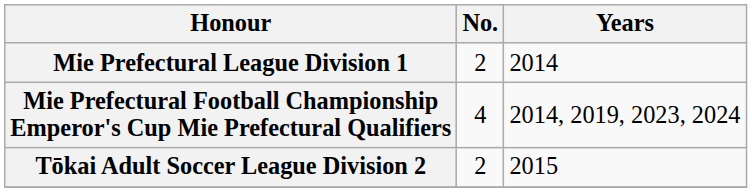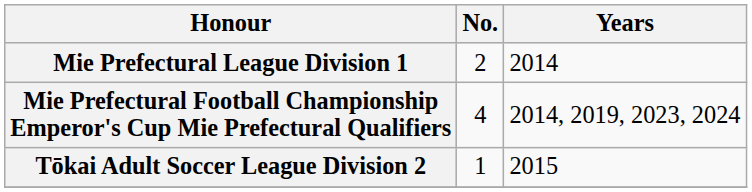(480, 166) 2 -> (480, 166) 1
